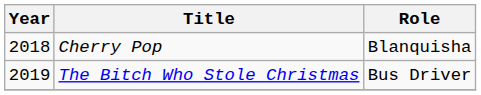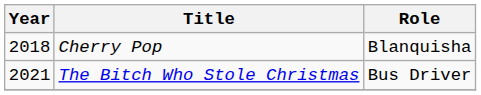(30, 75) 2019 -> (30, 75) 2021
